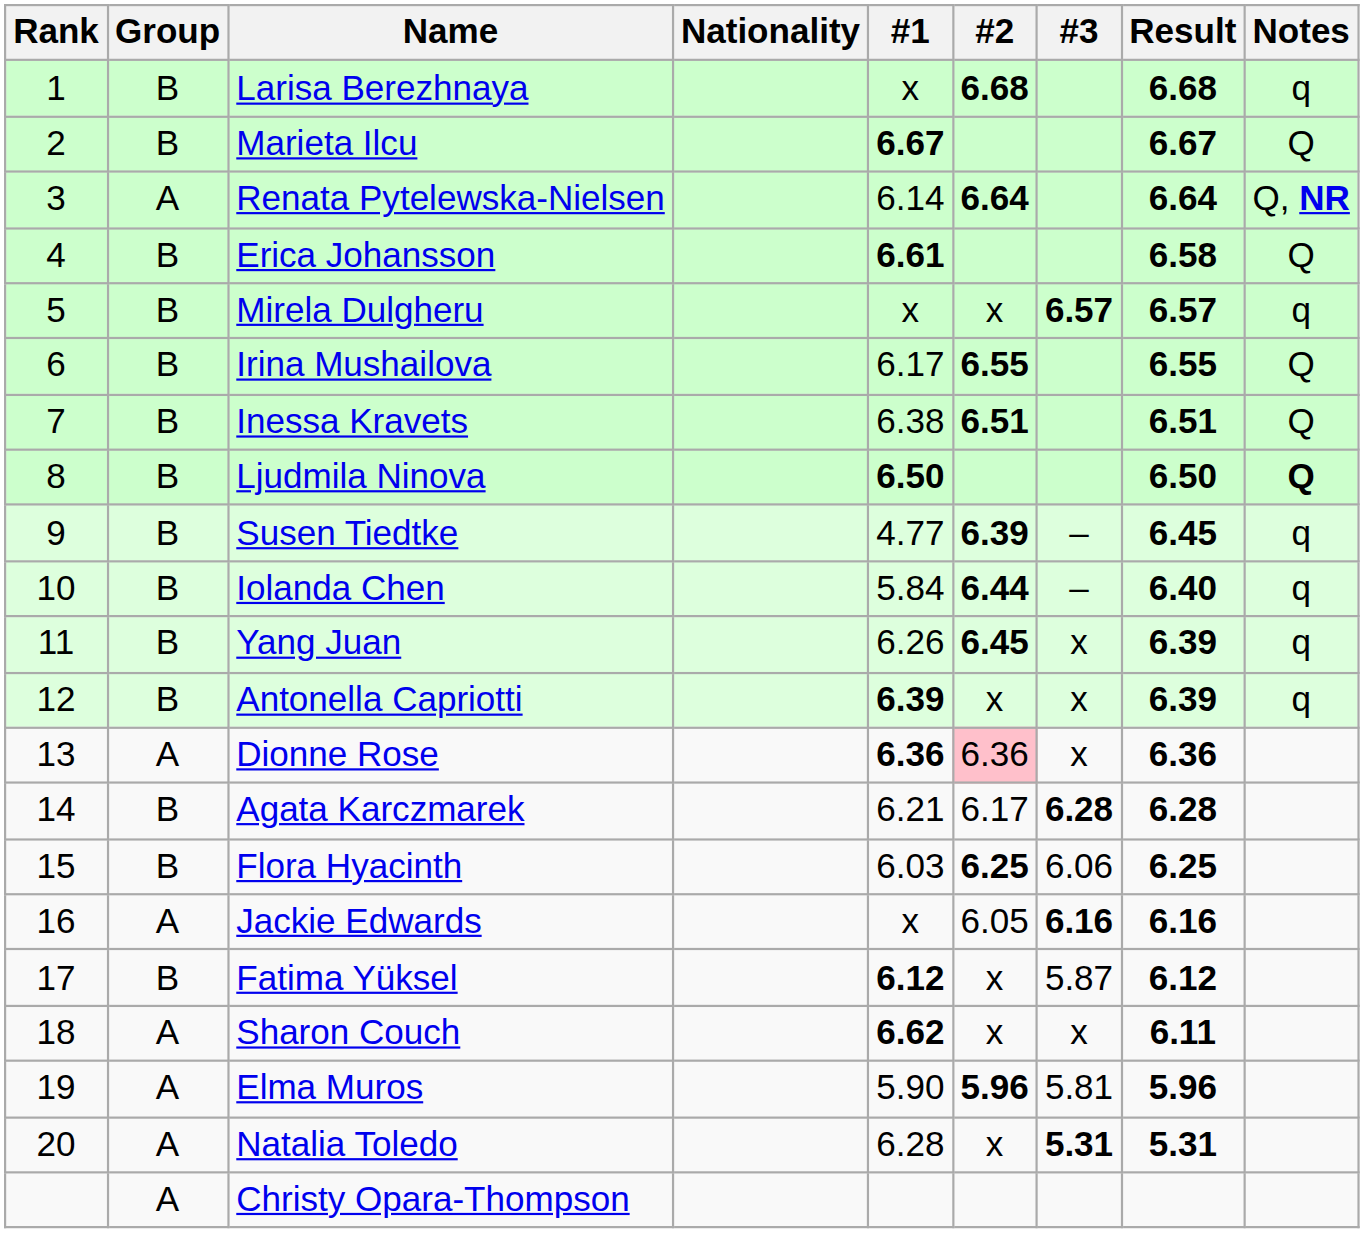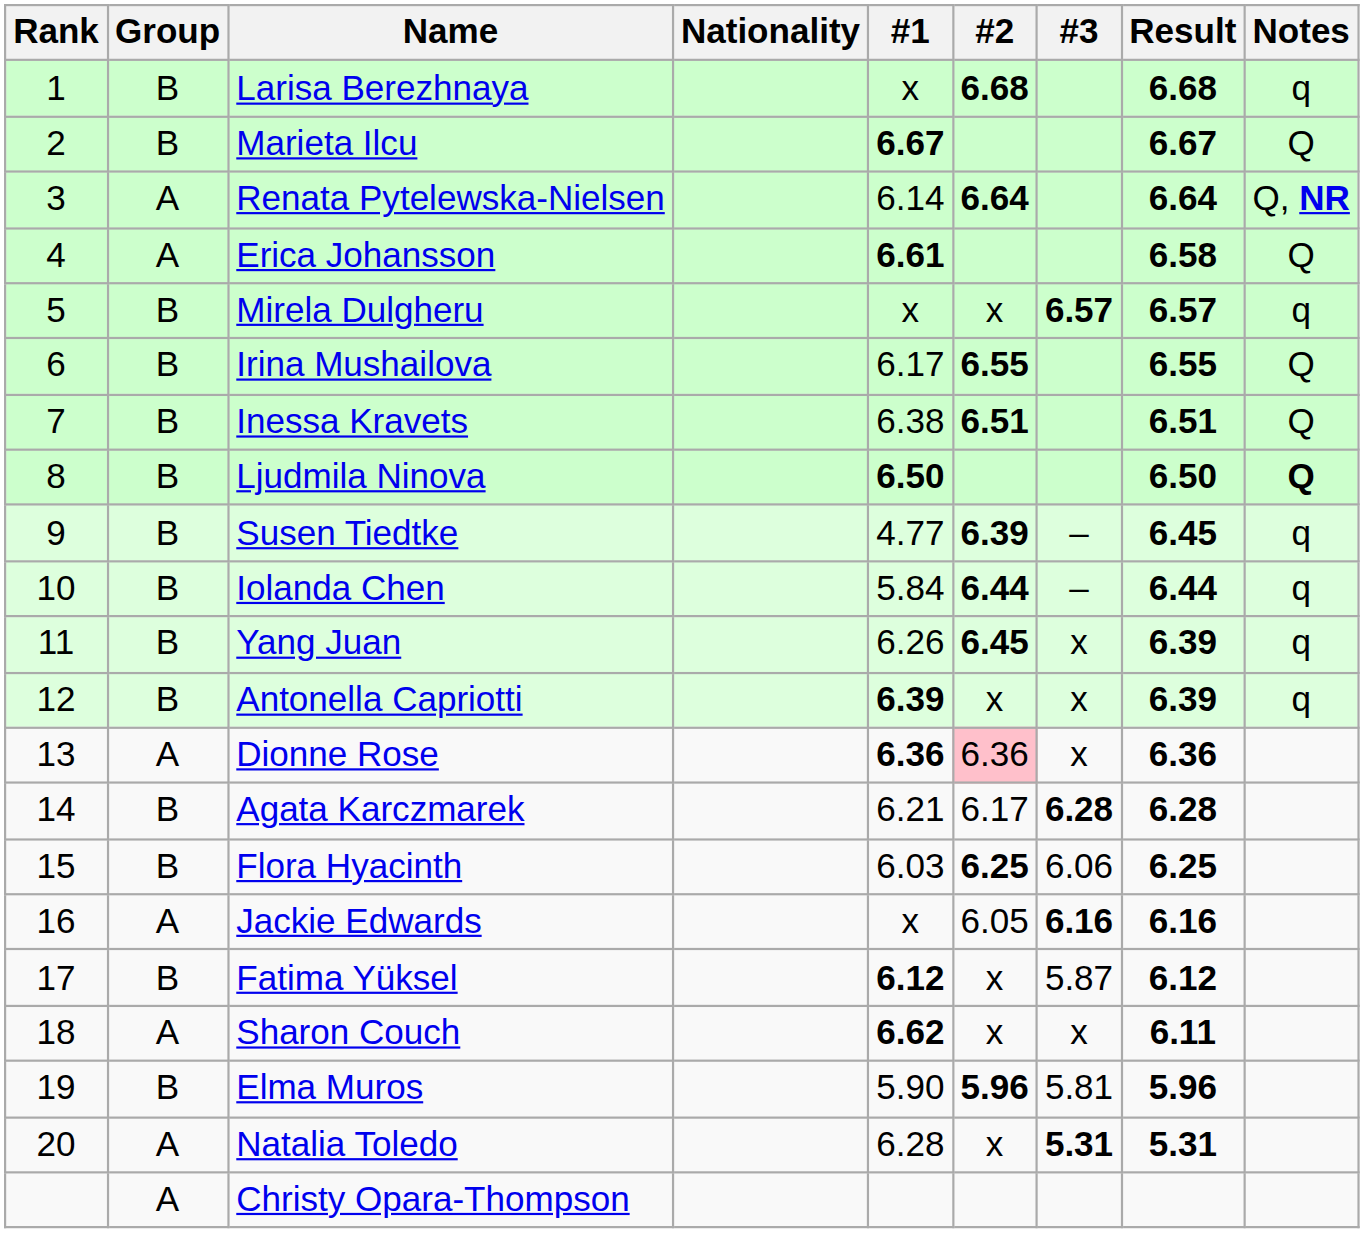(168, 254) B -> (168, 254) A
(1183, 587) 6.40 -> (1183, 587) 6.44
(168, 1088) A -> (168, 1088) B
